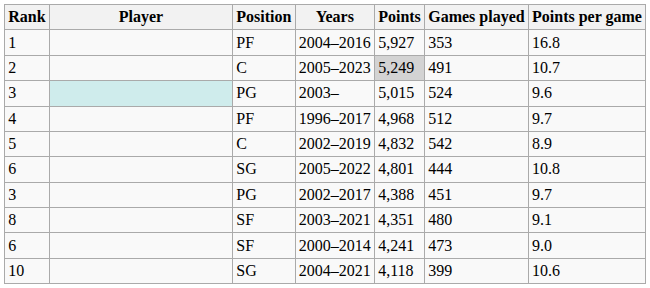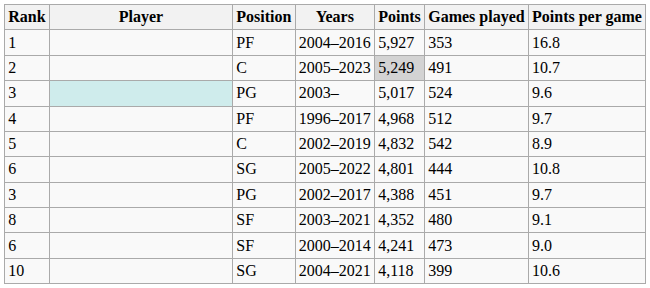(396, 93) 5,015 -> (396, 93) 5,017
(396, 220) 4,351 -> (396, 220) 4,352
